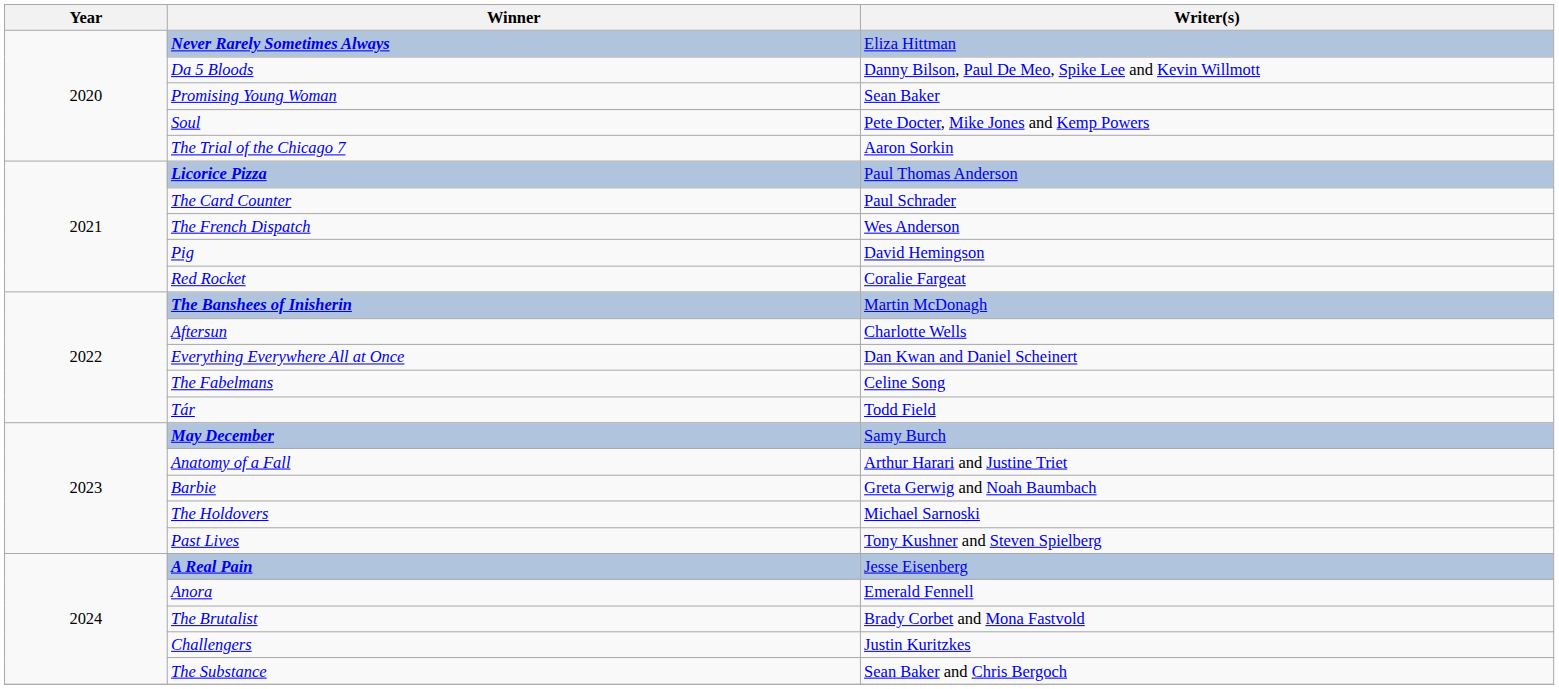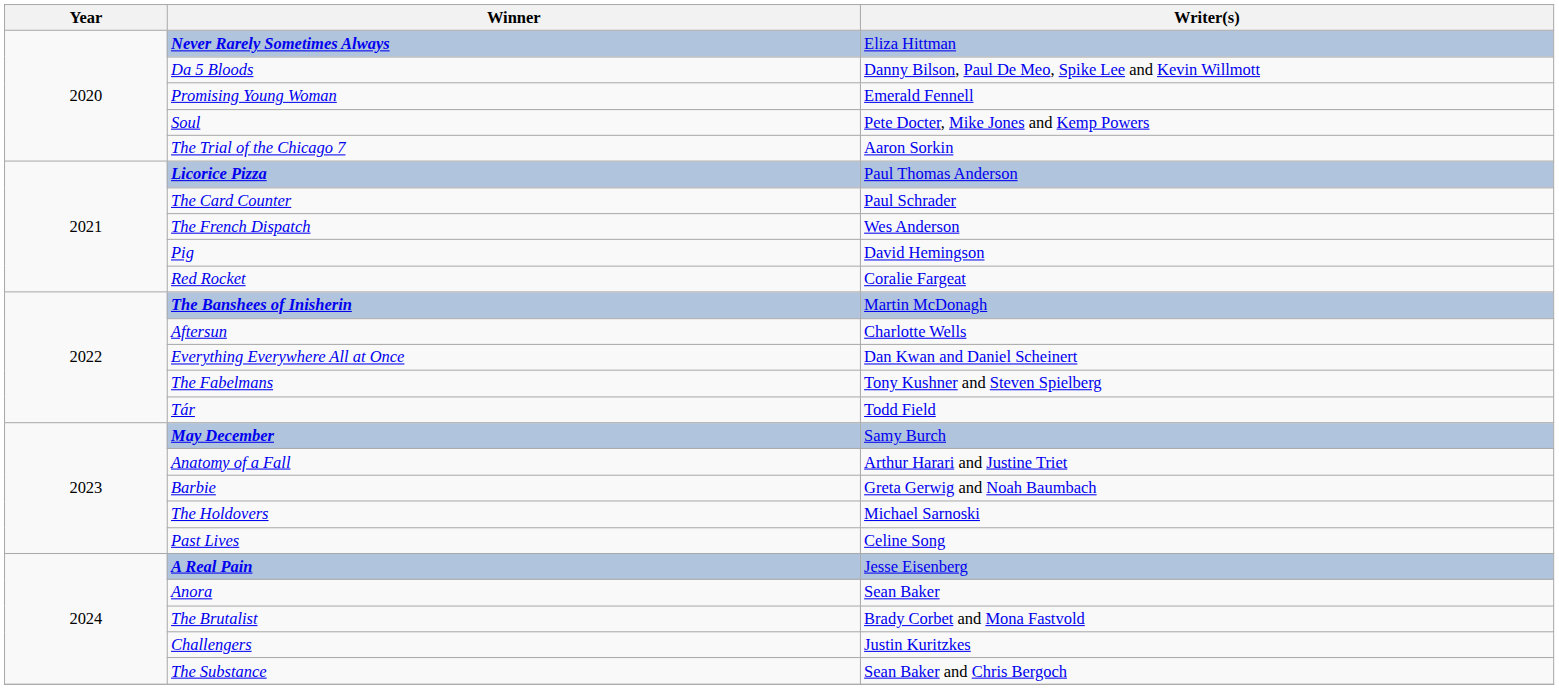(902, 95) Sean Baker -> (919, 95) Emerald Fennell
(905, 383) Celine Song -> (983, 383) Tony Kushner and Steven Spielberg
(983, 540) Tony Kushner and Steven Spielberg -> (905, 540) Celine Song
(919, 592) Emerald Fennell -> (902, 592) Sean Baker
